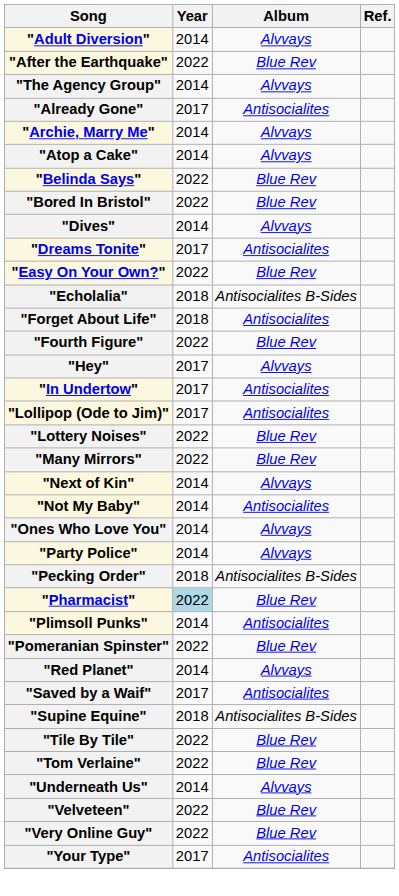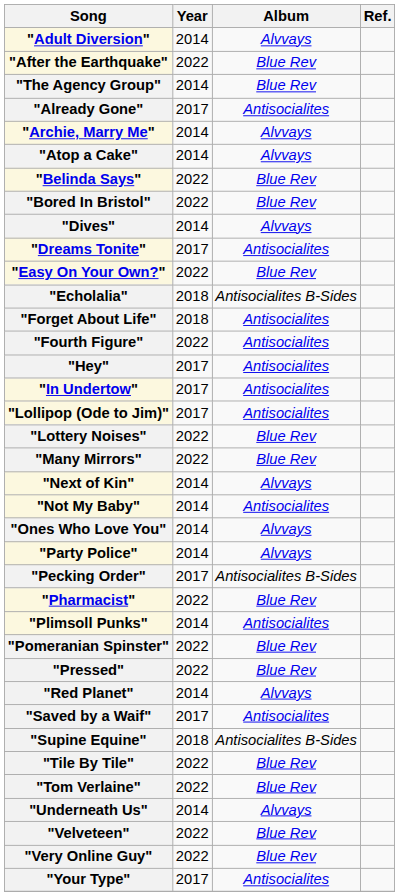(286, 86) Alvvays -> (286, 86) Blue Rev
(286, 343) Blue Rev -> (286, 343) Antisocialites
(286, 366) Alvvays -> (286, 366) Antisocialites
(192, 576) 2018 -> (192, 576) 2017
(192, 599) lightblue background -> (192, 599) no background
+ row: (88, 669)
